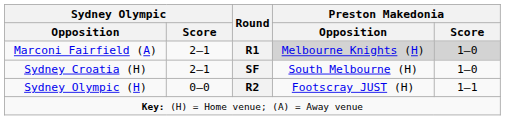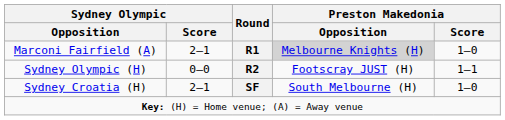(467, 51) lightgrey background -> (467, 51) no background
rows swapped: (85, 87) <-> (85, 69)
